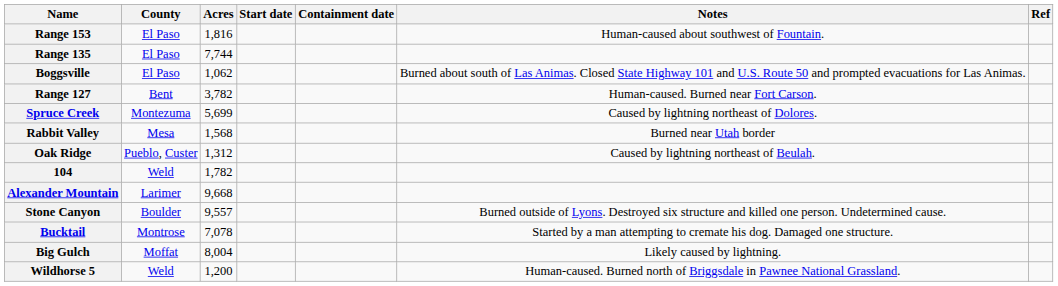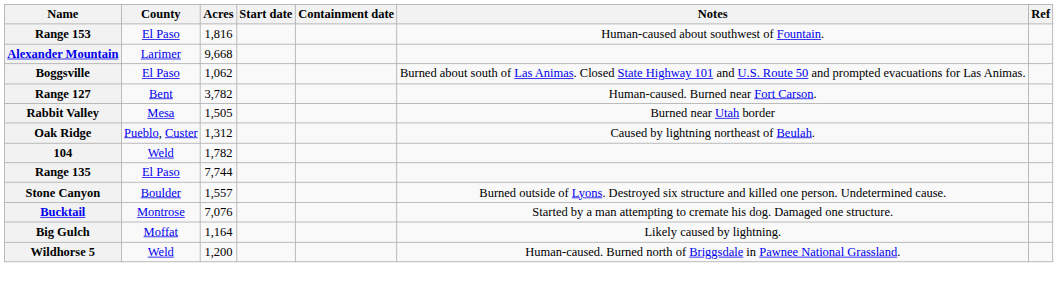rows swapped: (63, 53) <-> (63, 192)
- row: (63, 113)
(218, 133) 1,568 -> (218, 113) 1,505
(218, 212) 9,557 -> (218, 192) 1,557
(218, 232) 7,078 -> (218, 212) 7,076
(218, 251) 8,004 -> (218, 232) 1,164
